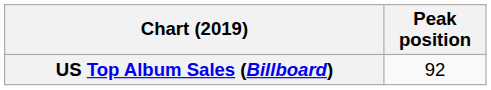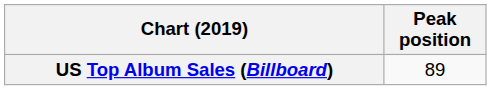(435, 69) 92 -> (435, 69) 89
